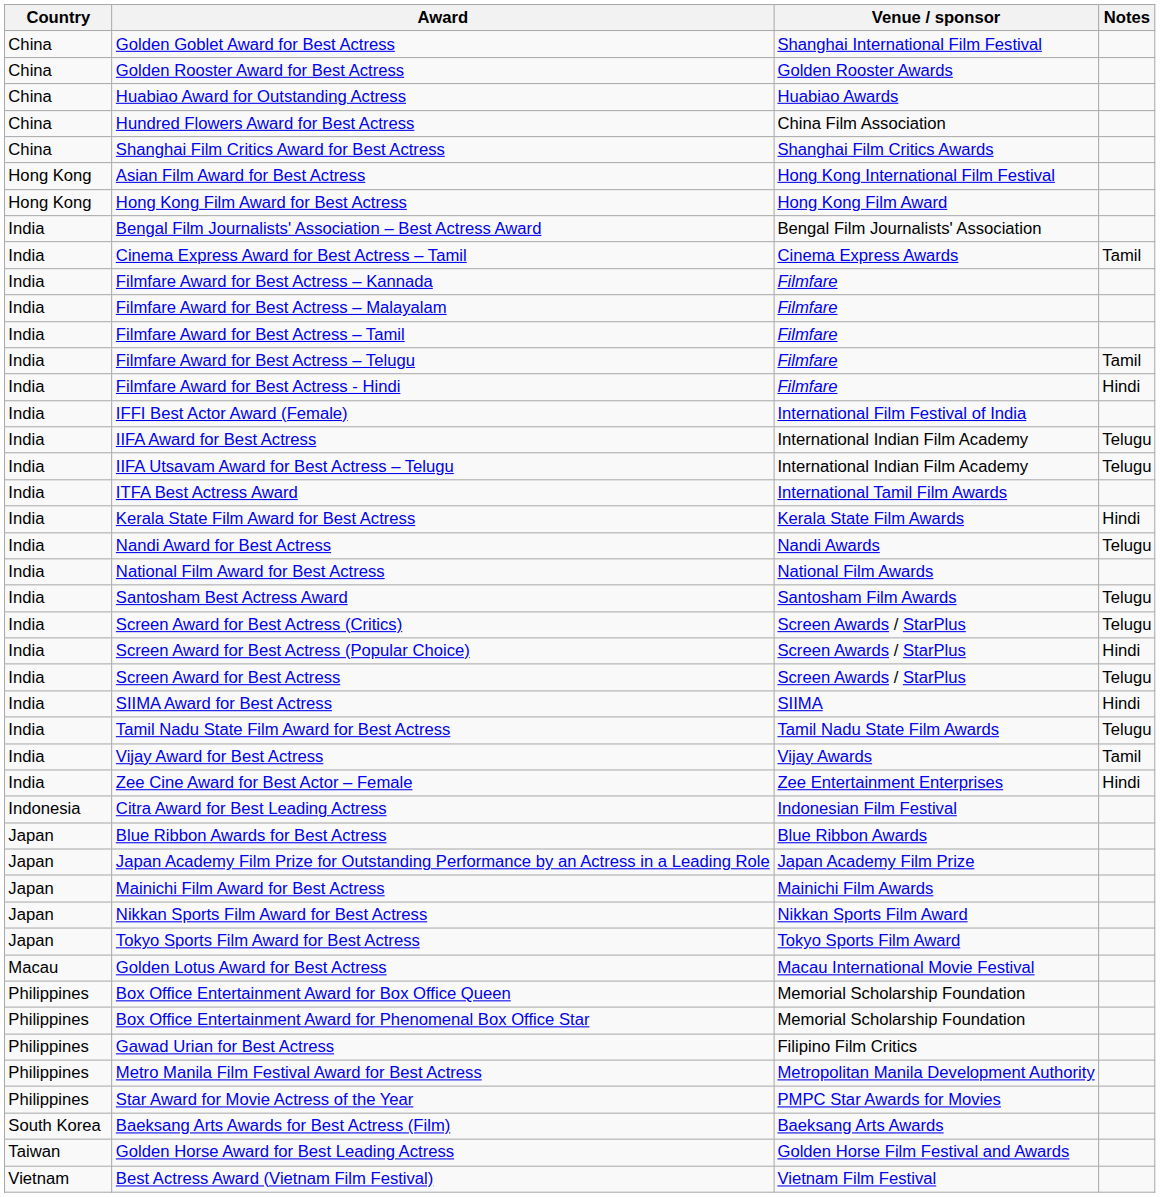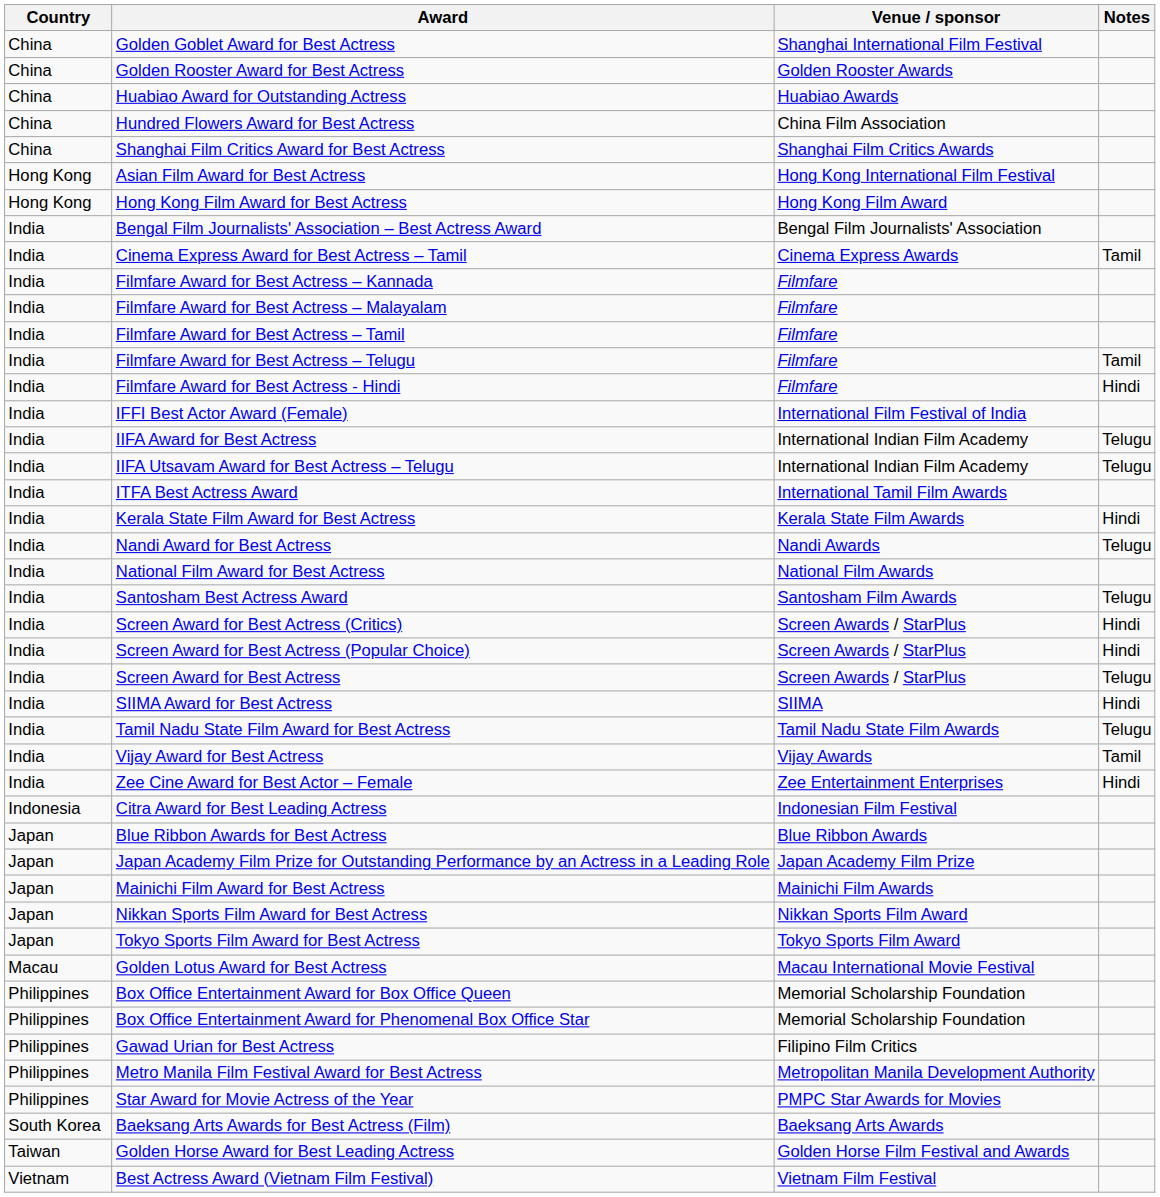(1127, 624) Telugu -> (1121, 624) Hindi
